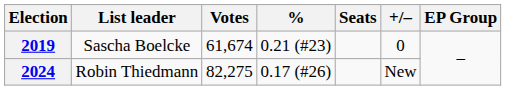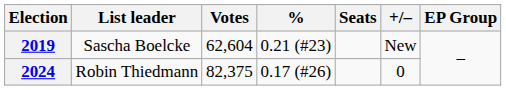(229, 44) 61,674 -> (229, 44) 62,604
(401, 44) 0 -> (401, 44) New
(229, 71) 82,275 -> (229, 71) 82,375
(401, 71) New -> (401, 71) 0
